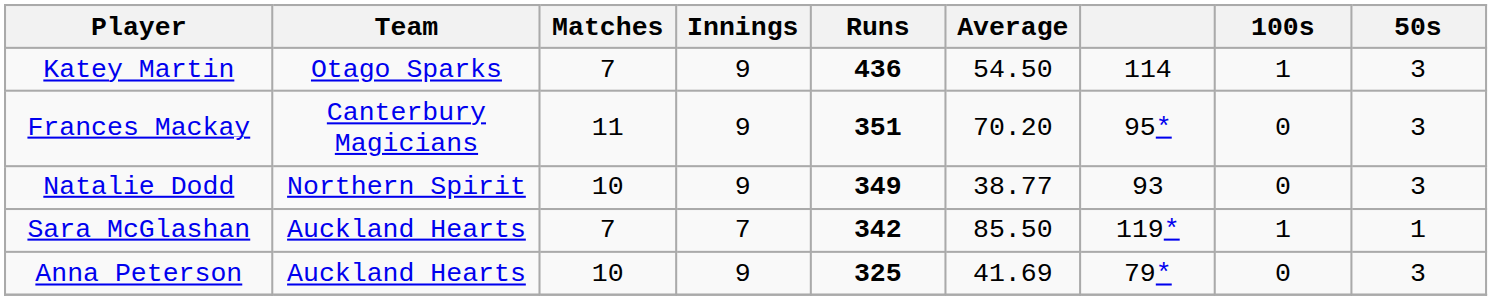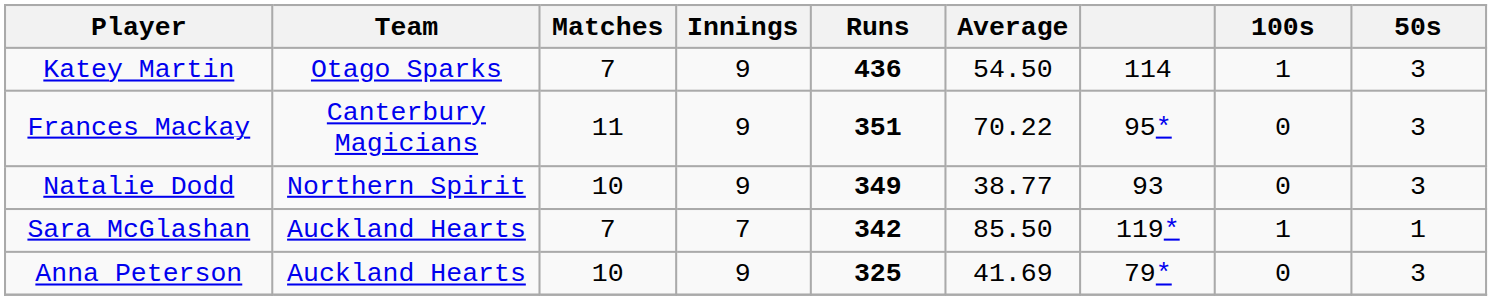(1013, 128) 70.20 -> (1013, 128) 70.22
